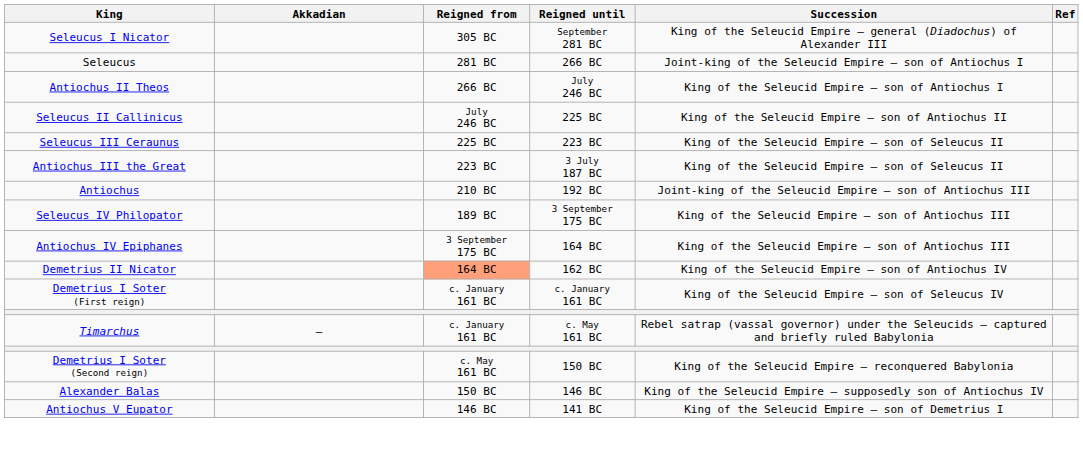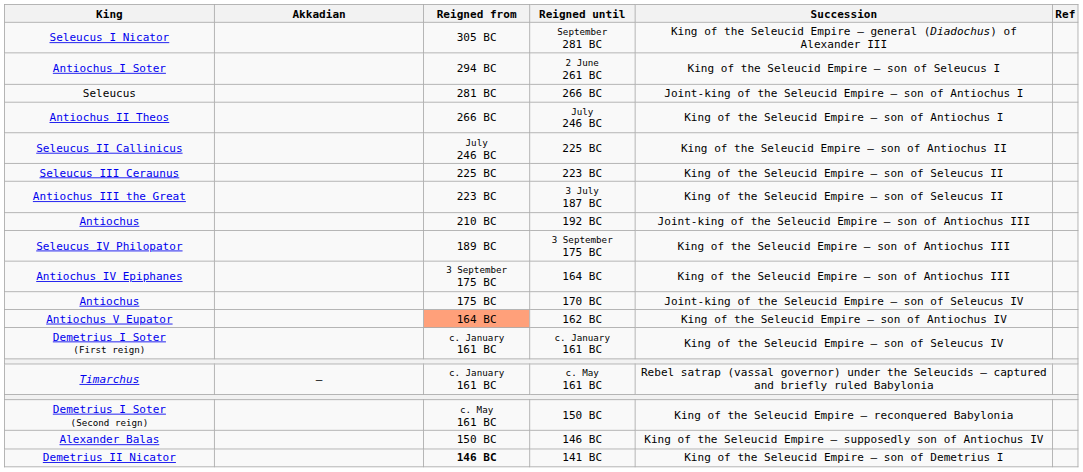+ row: (582, 69)
+ row: (582, 301)
(109, 270) Demetrius II Nicator -> (109, 319) Antiochus V Eupator
(109, 409) Antiochus V Eupator -> (109, 458) Demetrius II Nicator
(477, 409) normal -> (477, 458) bold
